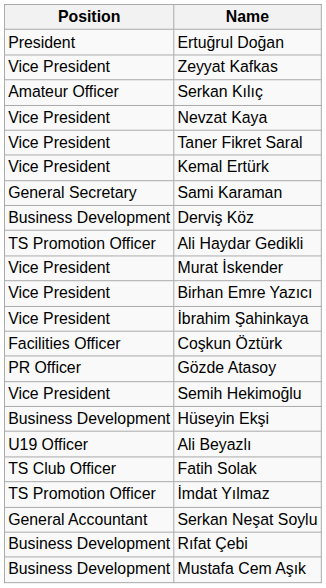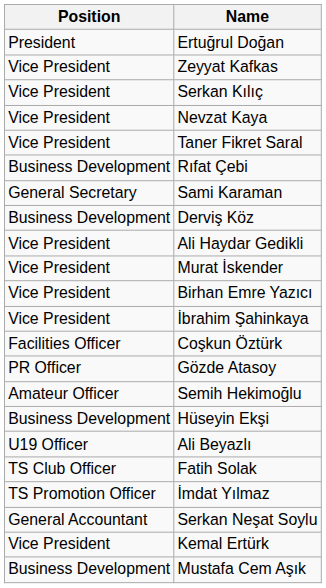(63, 92) Amateur Officer -> (59, 92) Vice President
rows swapped: (223, 167) <-> (213, 544)
(82, 243) TS Promotion Officer -> (59, 243) Vice President
(59, 393) Vice President -> (63, 393) Amateur Officer
